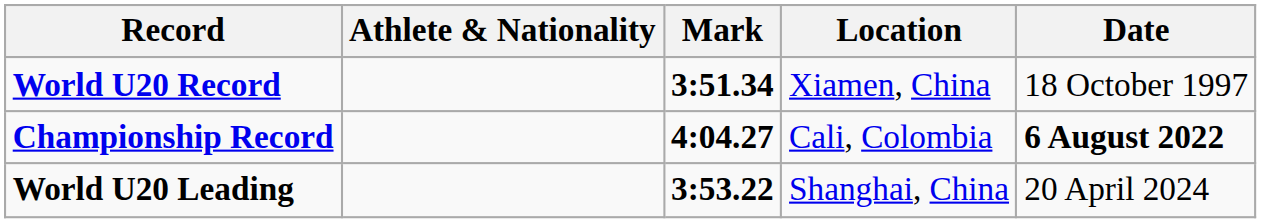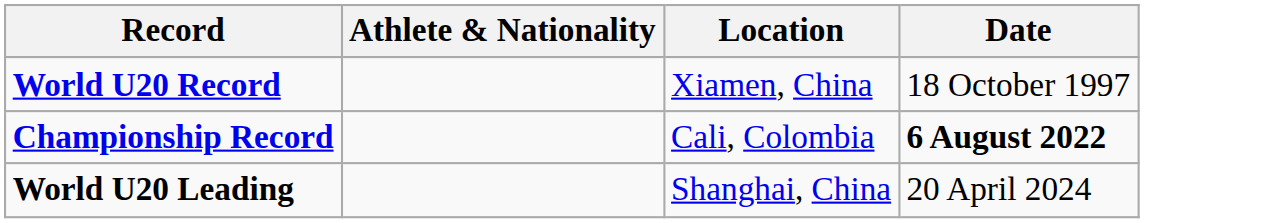- column: (722, 30)
